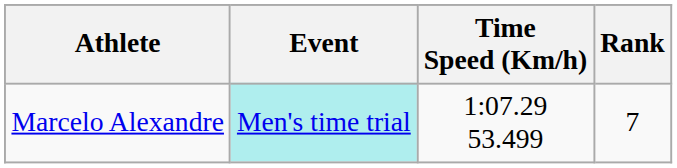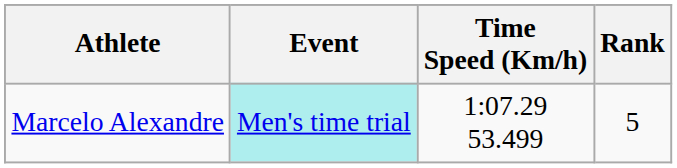(632, 122) 7 -> (632, 122) 5
